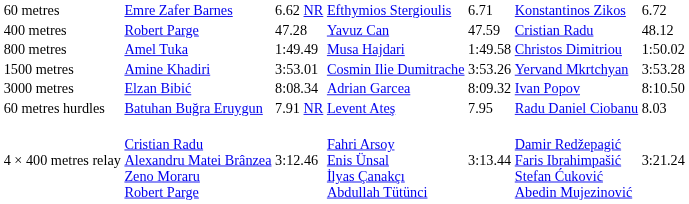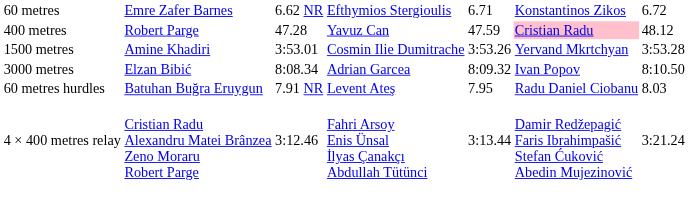(554, 30) no background -> (554, 30) pink background
- row: (35, 49)
